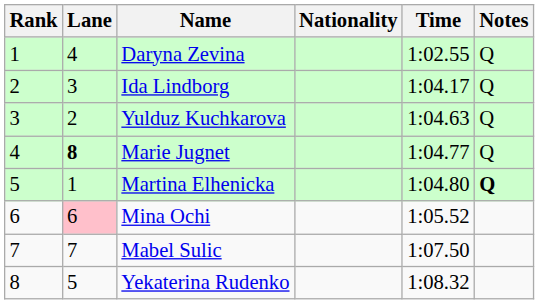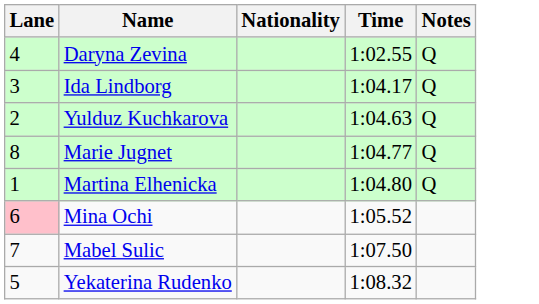- column: (33, 20)
(72, 151) bold -> (15, 151) normal
(487, 184) bold -> (429, 184) normal
